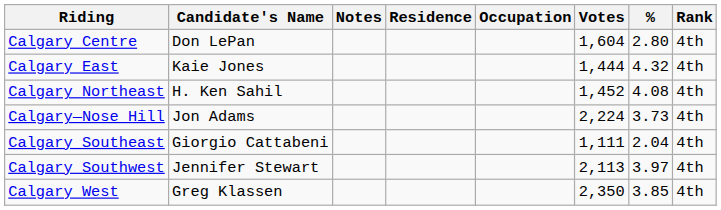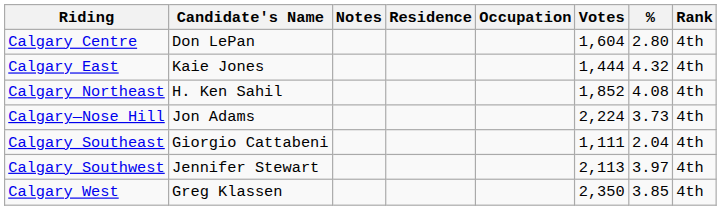(602, 92) 1,452 -> (602, 92) 1,852
